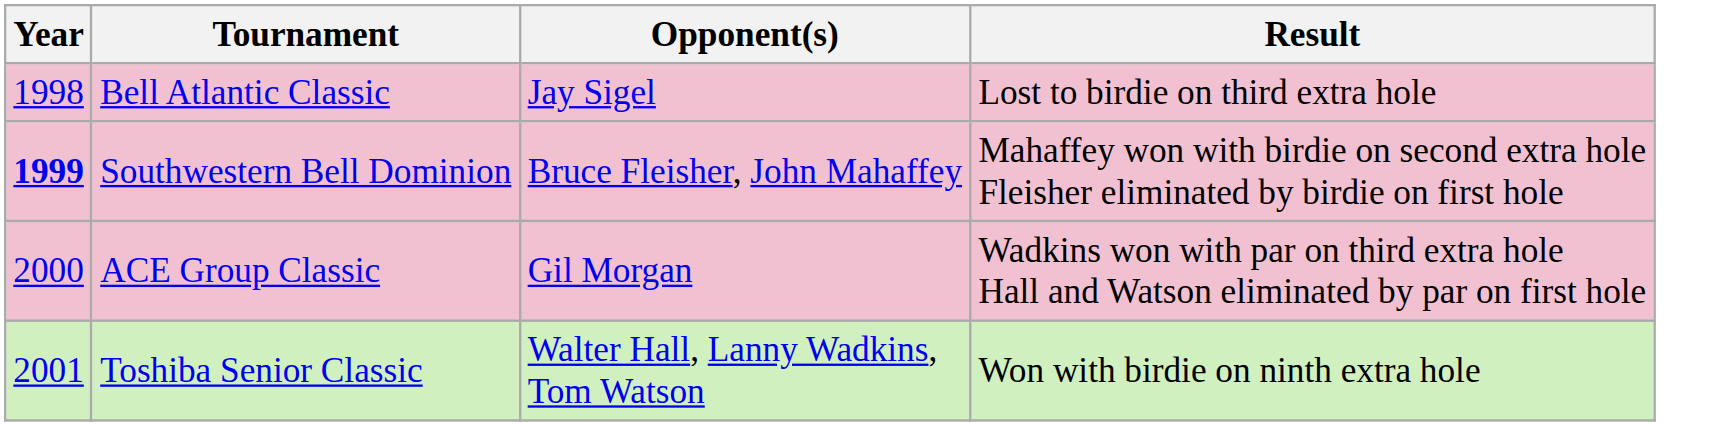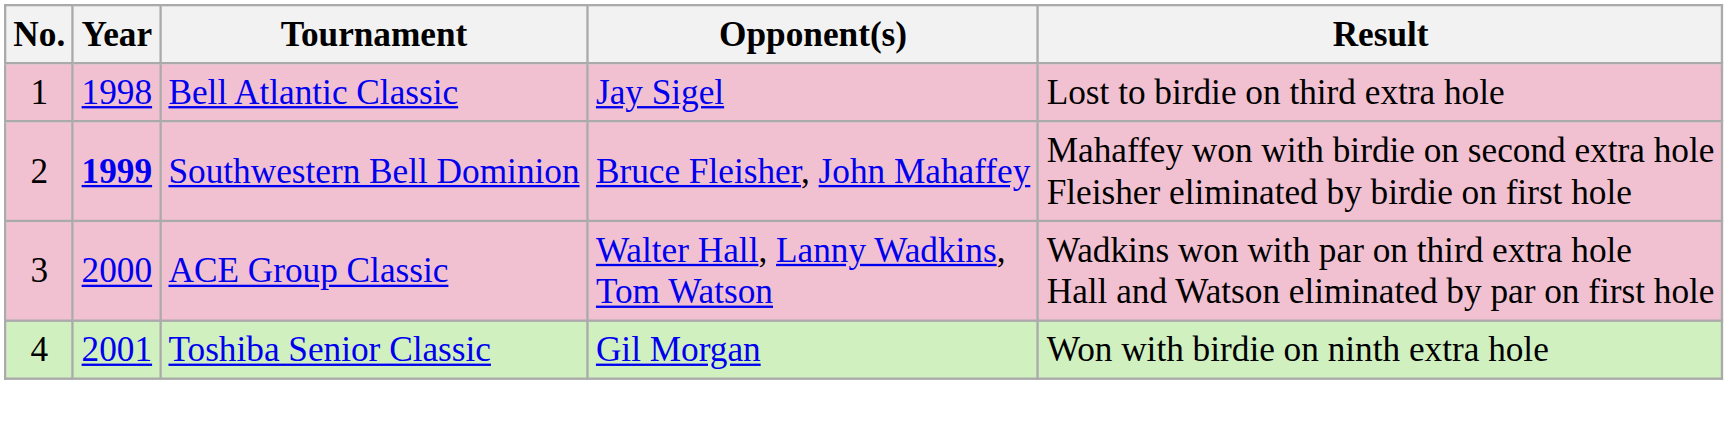+ column: (39, 33)
(610, 270) Gil Morgan -> (801, 270) Walter Hall, Lanny Wadkins, Tom Watson
(732, 370) Walter Hall, Lanny Wadkins, Tom Watson -> (678, 349) Gil Morgan
